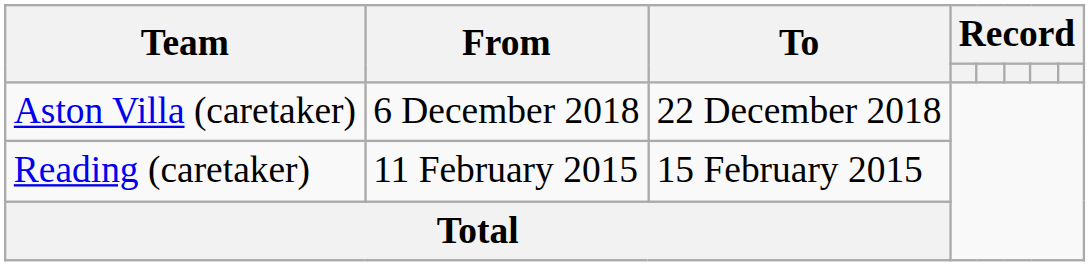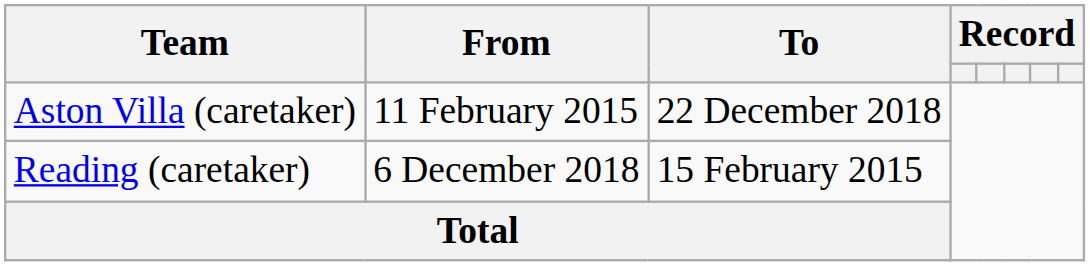(506, 110) 6 December 2018 -> (506, 110) 11 February 2015
(506, 170) 11 February 2015 -> (506, 170) 6 December 2018
